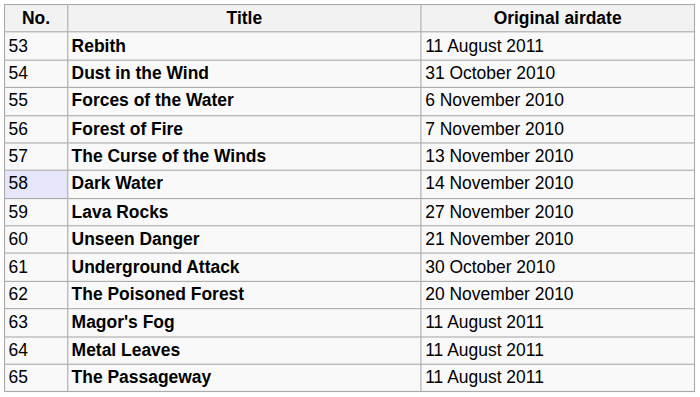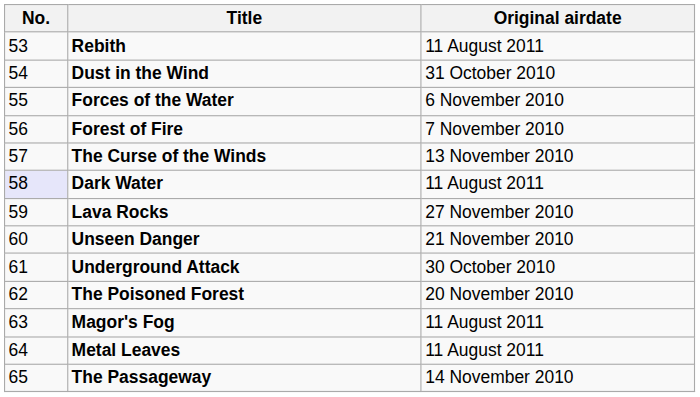(499, 184) 14 November 2010 -> (485, 184) 11 August 2011
(485, 377) 11 August 2011 -> (499, 377) 14 November 2010
